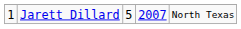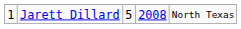(152, 14) 2007 -> (152, 14) 2008
